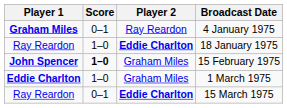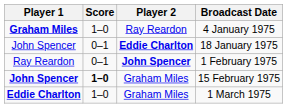(100, 29) 0–1 -> (100, 29) 1–0
(44, 45) Ray Reardon -> (44, 45) John Spencer
(100, 45) 1–0 -> (100, 45) 0–1
+ row: (239, 62)
- row: (239, 95)
